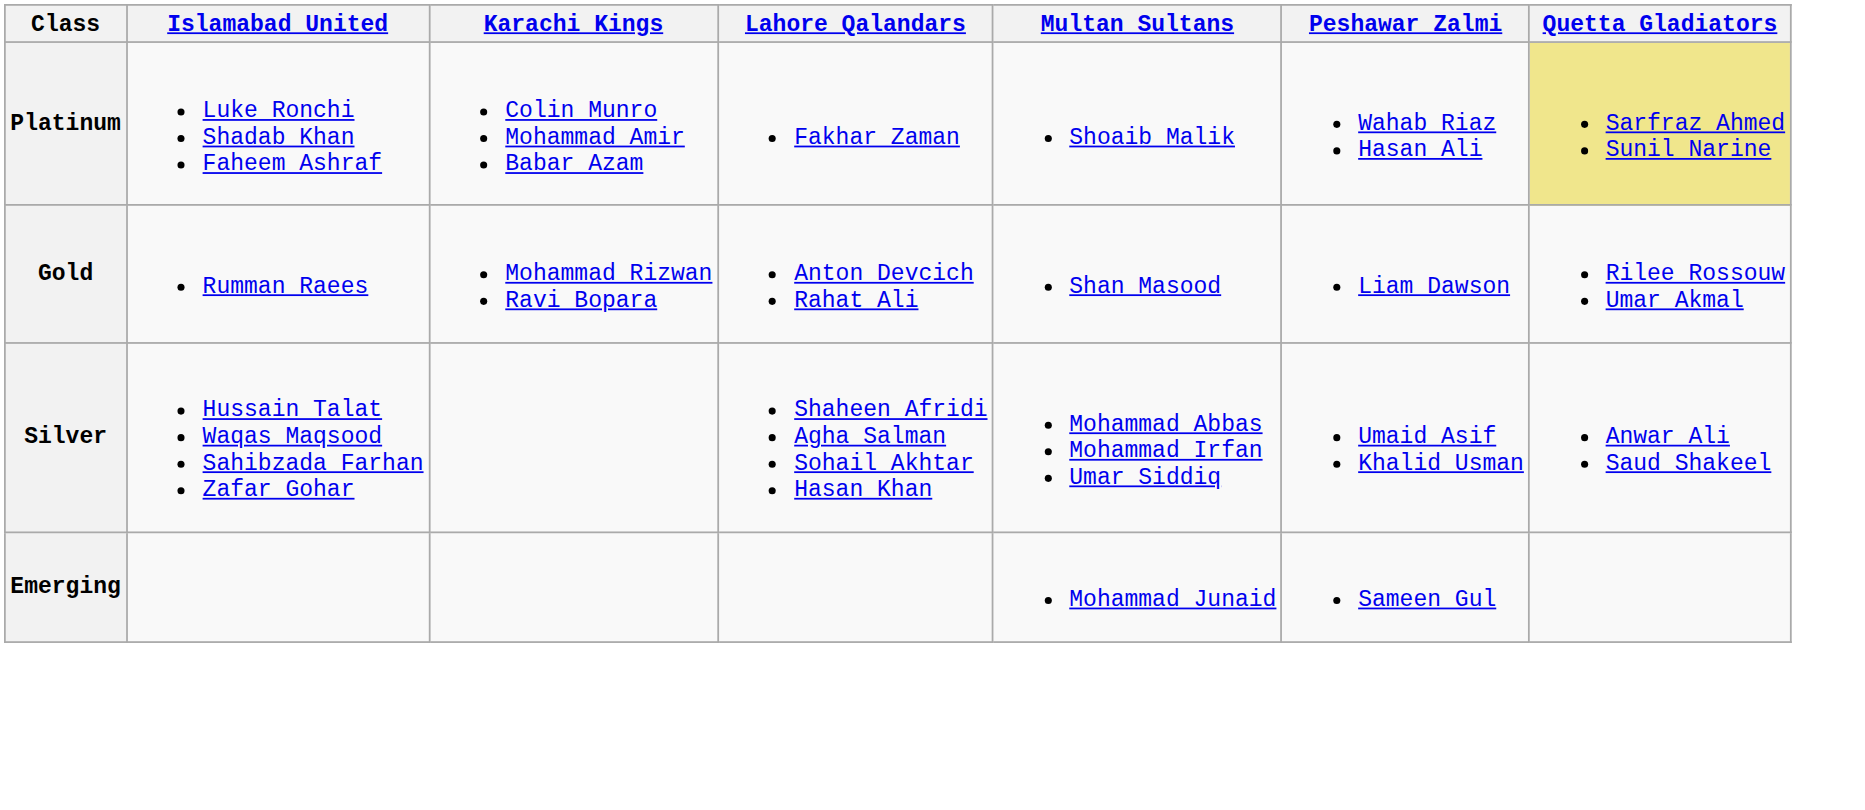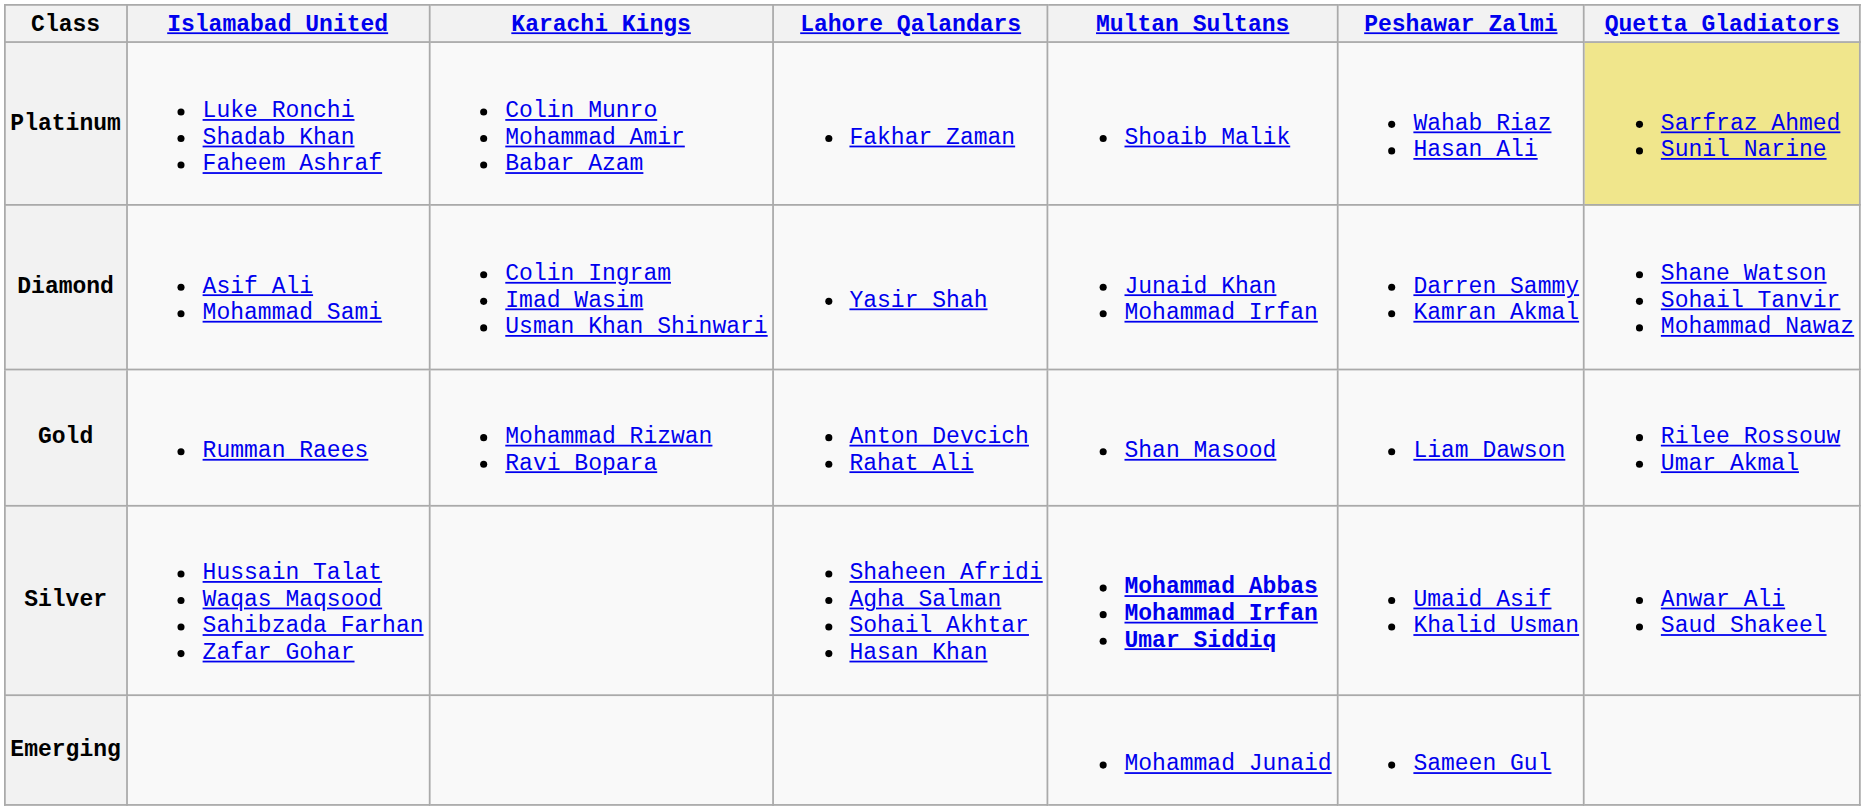+ row: (66, 287)
(1137, 450) normal -> (1193, 613) bold
